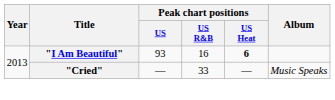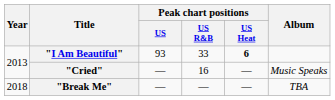(203, 54) 16 -> (203, 54) 33
(203, 70) 33 -> (203, 70) 16
+ row: (84, 87)
